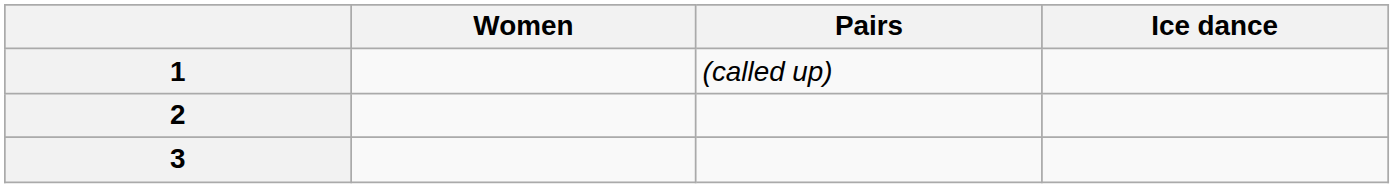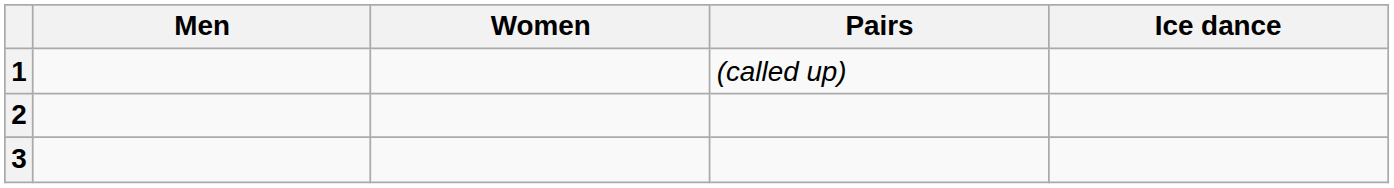+ column: (202, 26)
